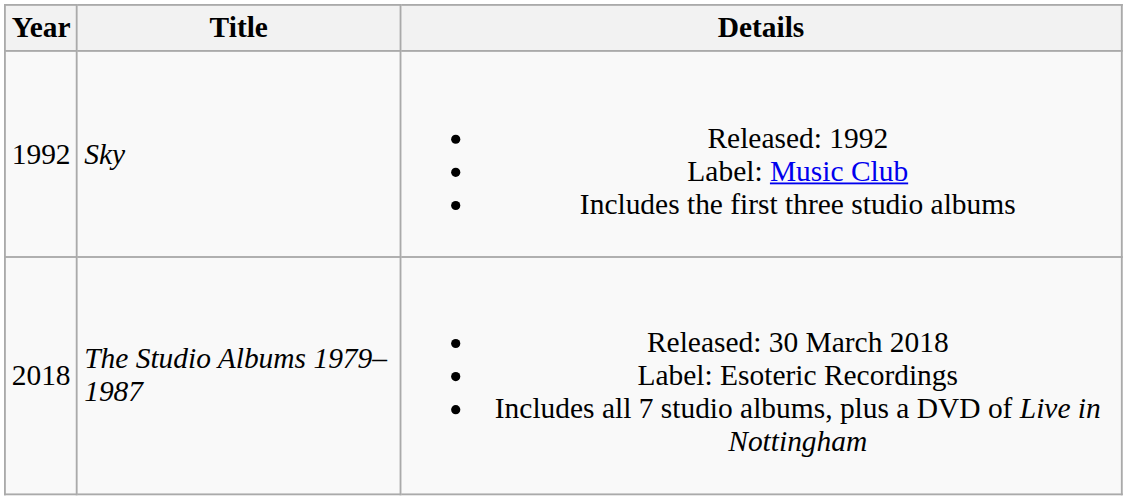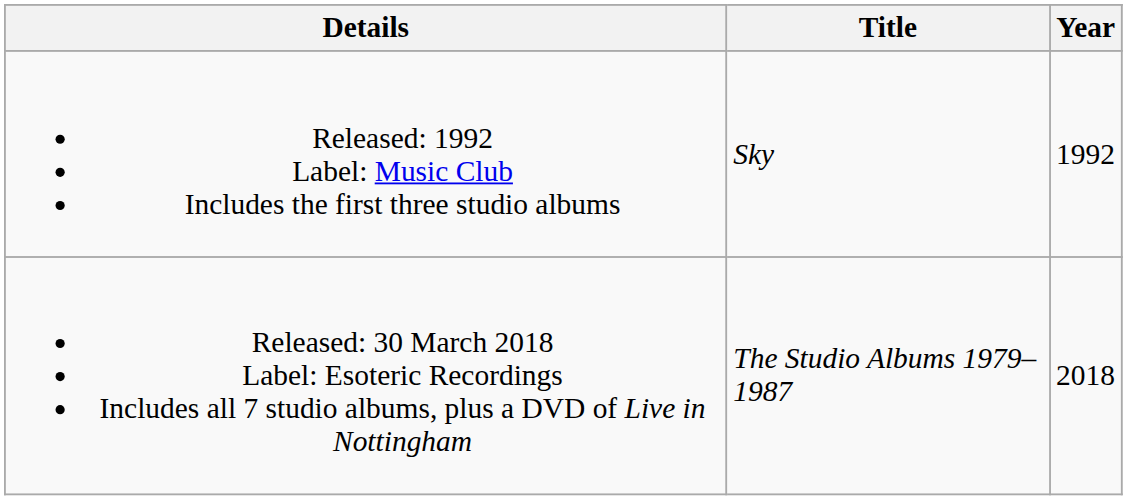columns swapped: (41, 27) <-> (761, 27)
